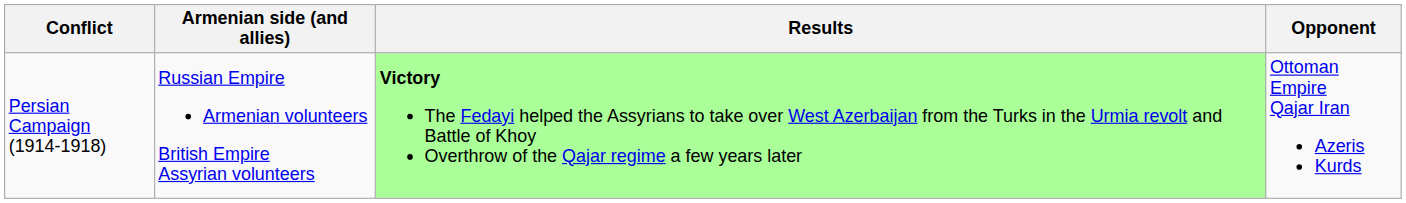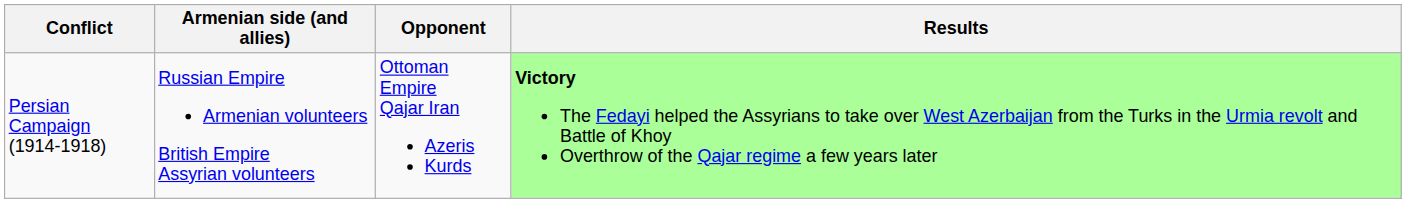columns swapped: (1334, 28) <-> (821, 28)
